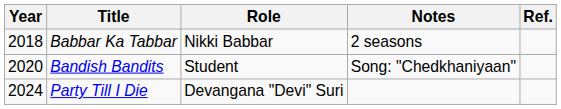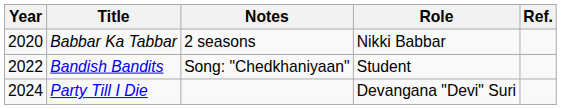columns swapped: (264, 16) <-> (433, 16)
(26, 41) 2018 -> (26, 41) 2020
(26, 66) 2020 -> (26, 66) 2022
